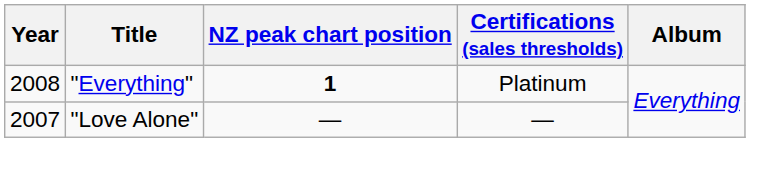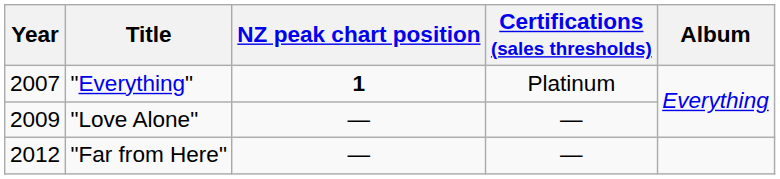(35, 83) 2008 -> (35, 83) 2007
(35, 119) 2007 -> (35, 119) 2009
+ row: (149, 155)
